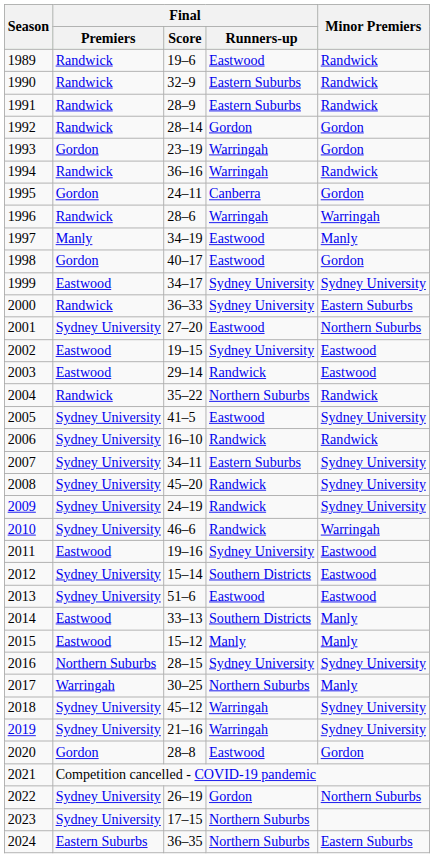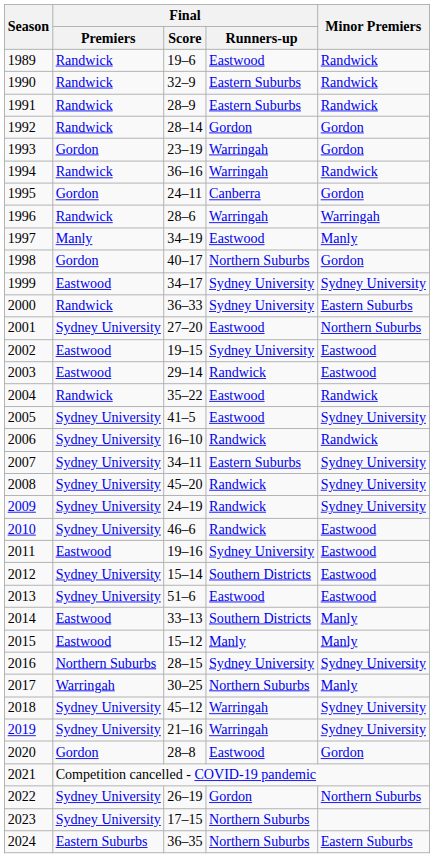(237, 261) Eastwood -> (259, 261) Northern Suburbs
(259, 395) Northern Suburbs -> (237, 395) Eastwood
(350, 529) Warringah -> (348, 529) Eastwood
